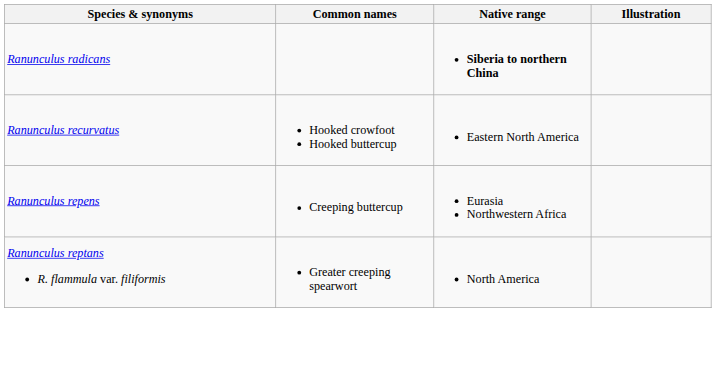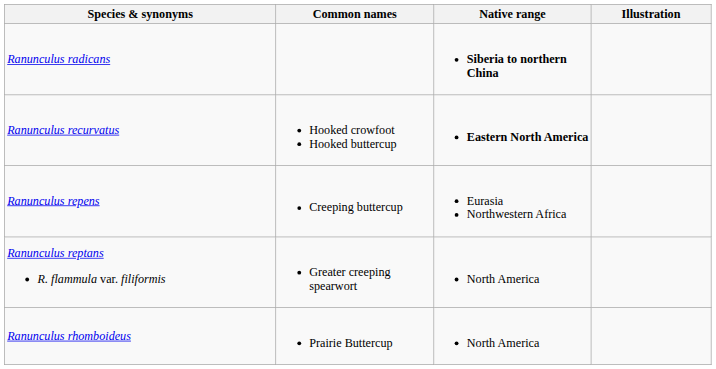(512, 137) normal -> (512, 137) bold
+ row: (69, 336)
